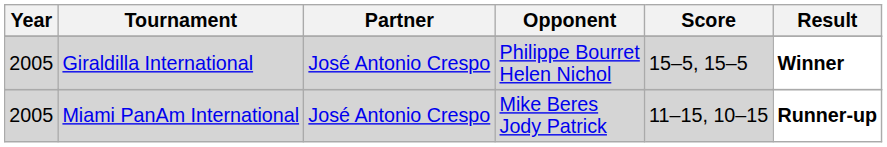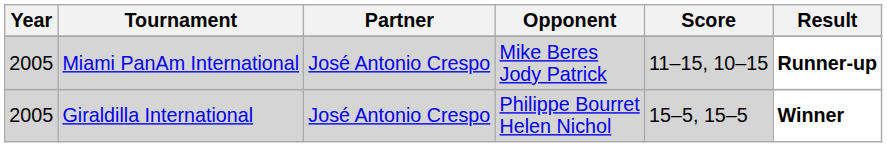rows swapped: (158, 63) <-> (181, 116)
